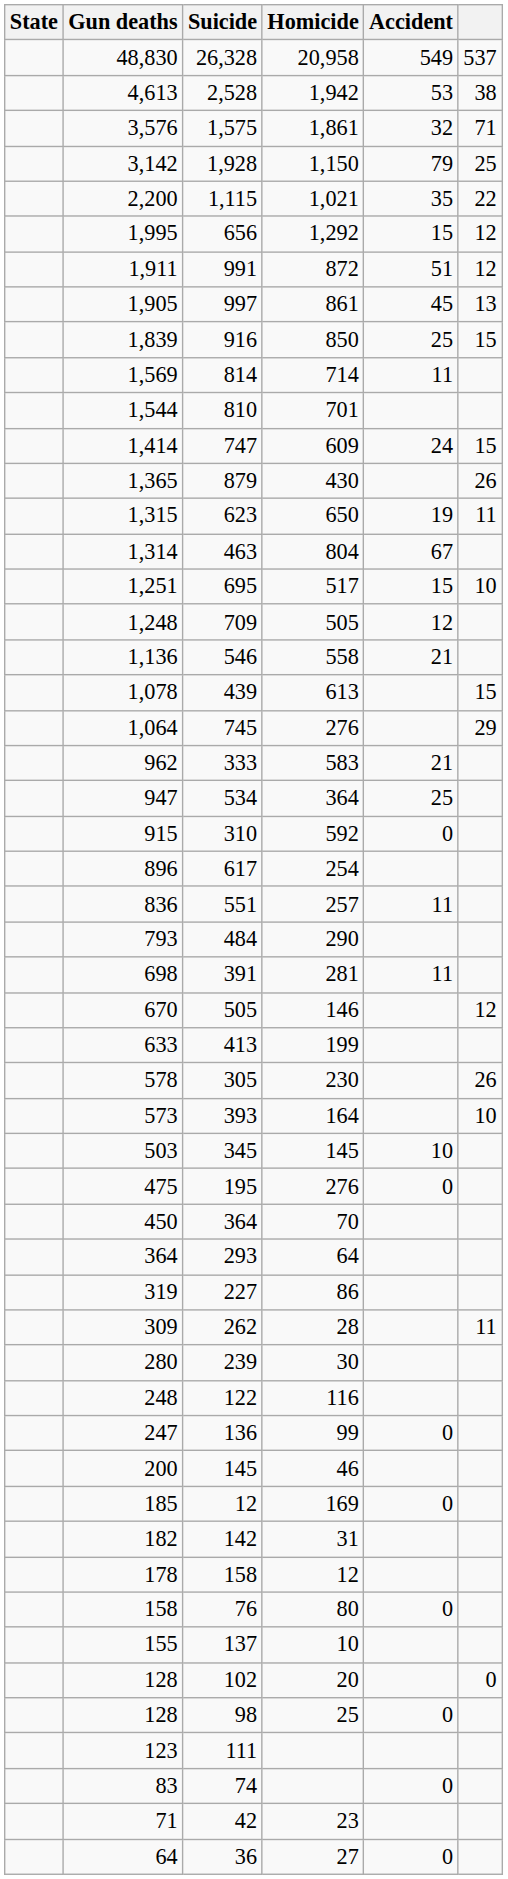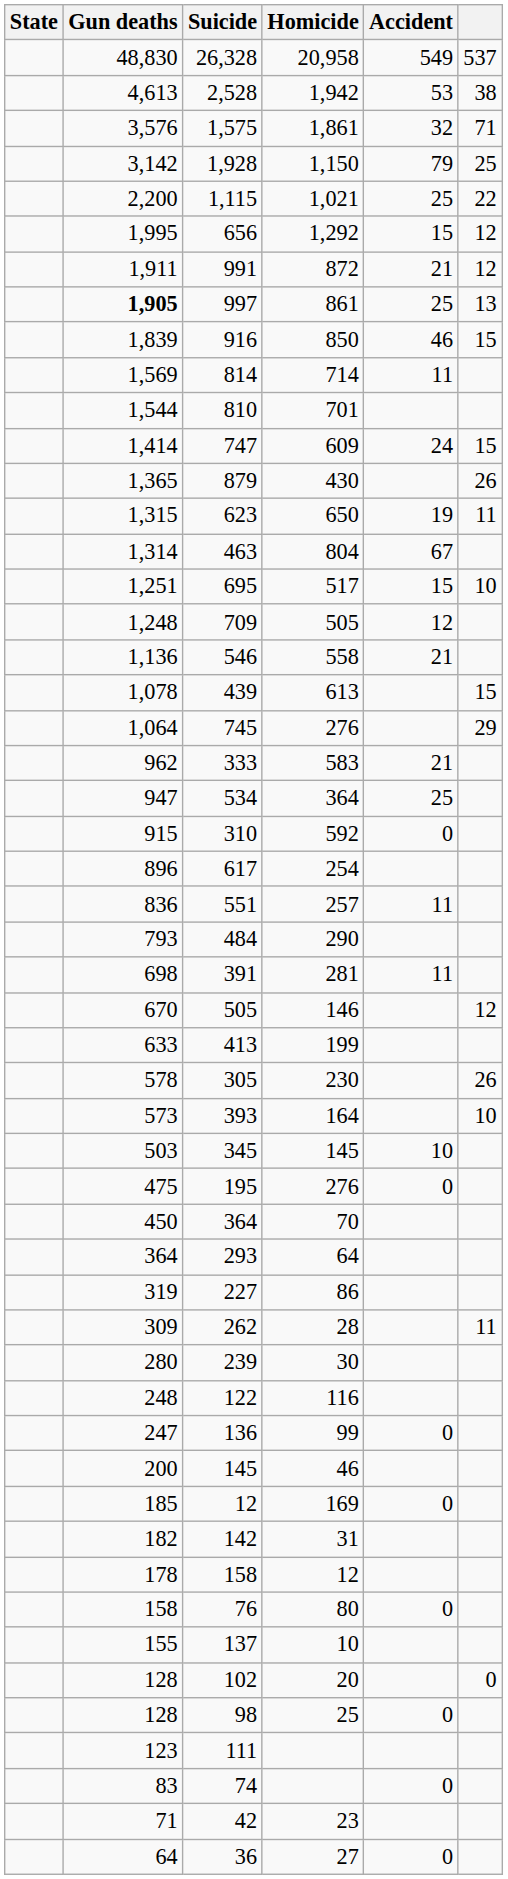(442, 198) 35 -> (442, 198) 25
(442, 269) 51 -> (442, 269) 21
(153, 304) normal -> (153, 304) bold
(442, 304) 45 -> (442, 304) 25
(442, 339) 25 -> (442, 339) 46
